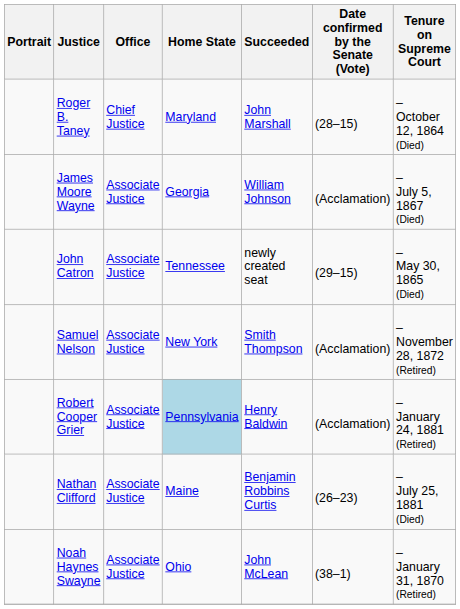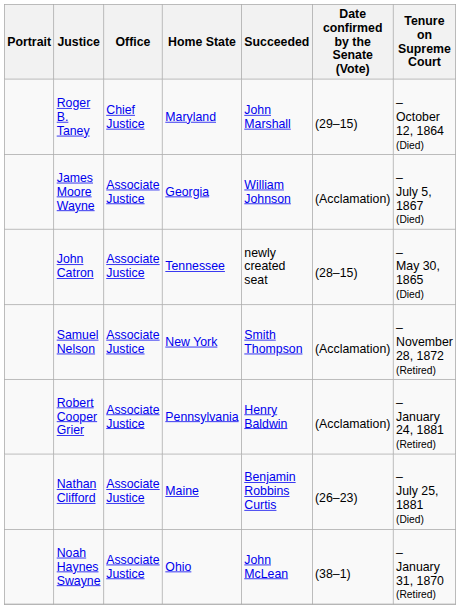(336, 123) (28–15) -> (336, 123) (29–15)
(336, 273) (29–15) -> (336, 273) (28–15)
(202, 416) lightblue background -> (202, 416) no background
